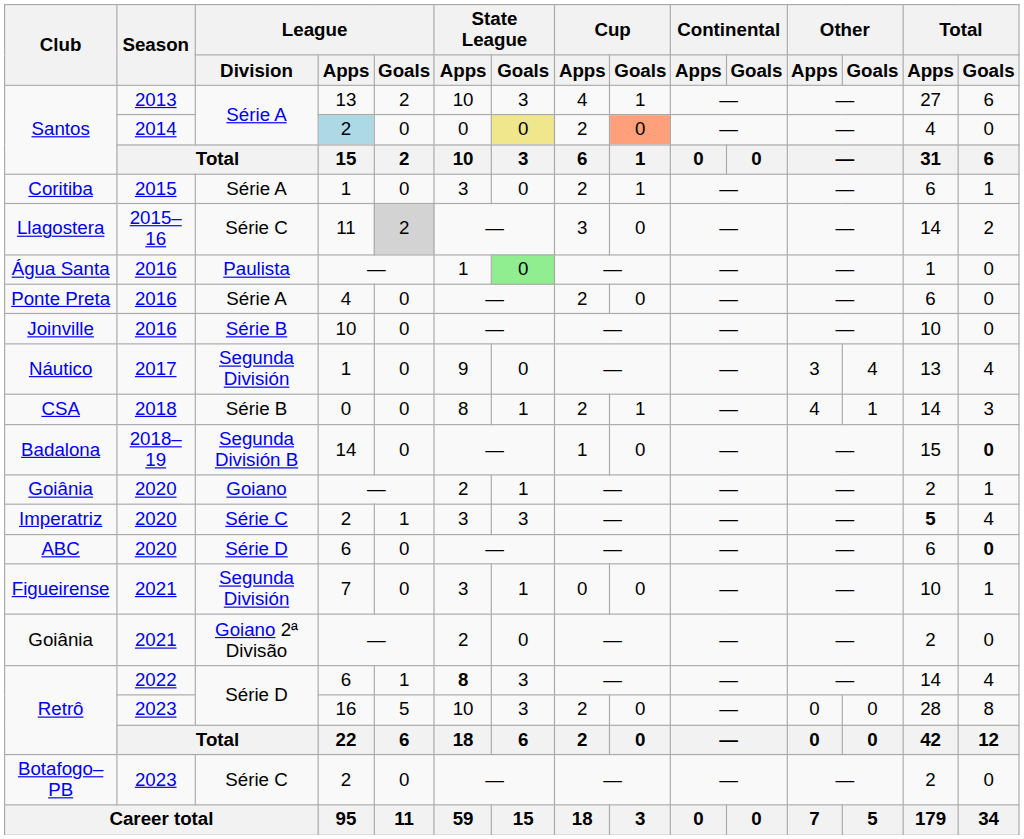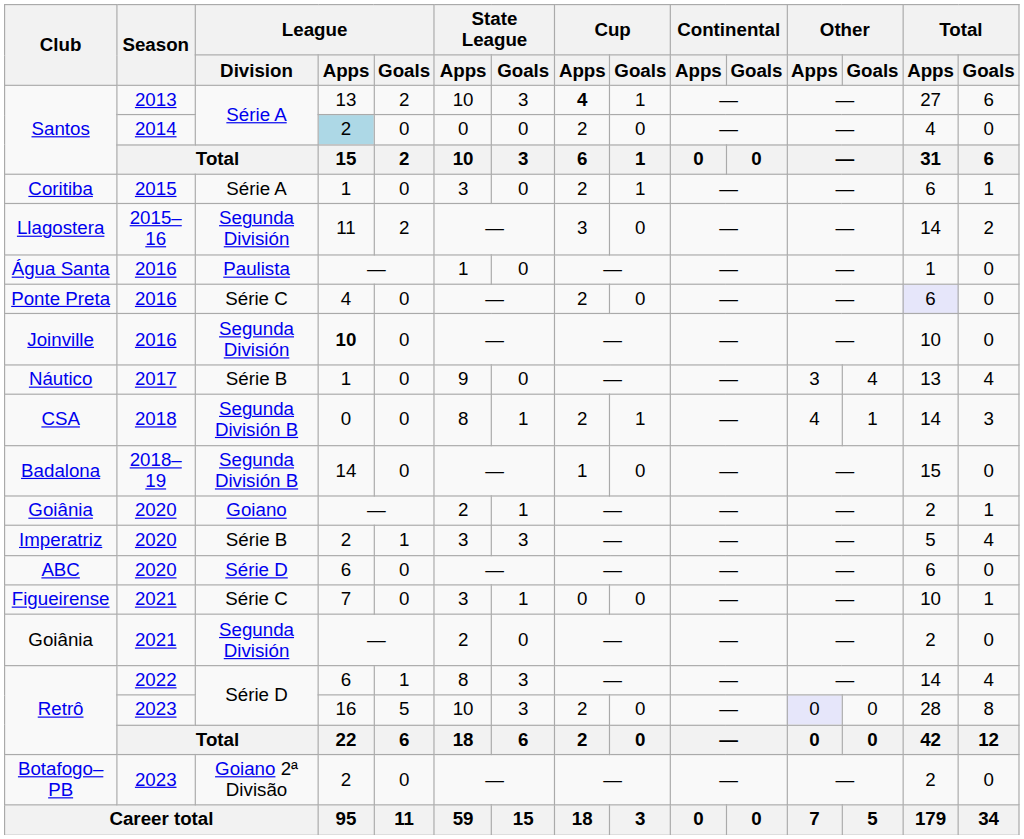(582, 99) normal -> (582, 99) bold
(523, 129) khaki background -> (523, 129) no background
(640, 129) lightsalmon background -> (640, 129) no background
(257, 229) Série C -> (257, 229) Segunda División
(404, 229) lightgrey background -> (404, 229) no background
(523, 269) lightgreen background -> (523, 269) no background
(257, 298) Série A -> (257, 298) Série C
(931, 298) no background -> (931, 298) lavender background
(257, 328) Série B -> (257, 339) Segunda División
(346, 328) normal -> (346, 339) bold
(257, 368) Segunda División -> (257, 379) Série B
(257, 409) Série B -> (257, 419) Segunda División B
(989, 449) bold -> (989, 470) normal
(257, 519) Série C -> (257, 540) Série B
(931, 519) bold -> (931, 540) normal
(989, 548) bold -> (989, 569) normal
(257, 589) Segunda División -> (257, 599) Série C
(257, 639) Goiano 2ª Divisão -> (257, 639) Segunda División
(463, 680) bold -> (463, 680) normal
(814, 709) no background -> (814, 709) lavender background
(257, 779) Série C -> (257, 779) Goiano 2ª Divisão
